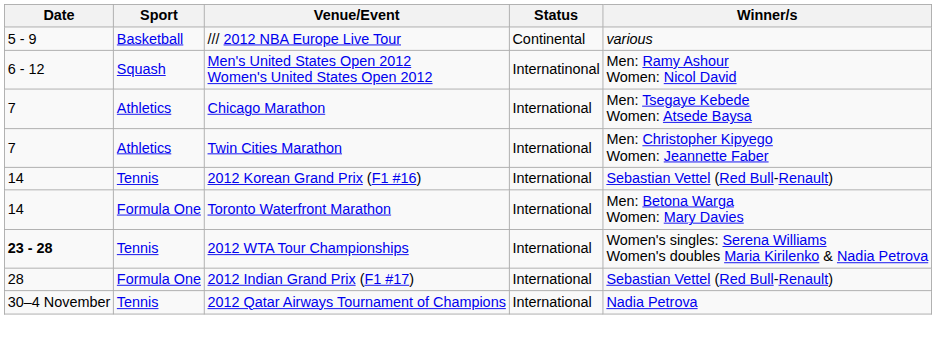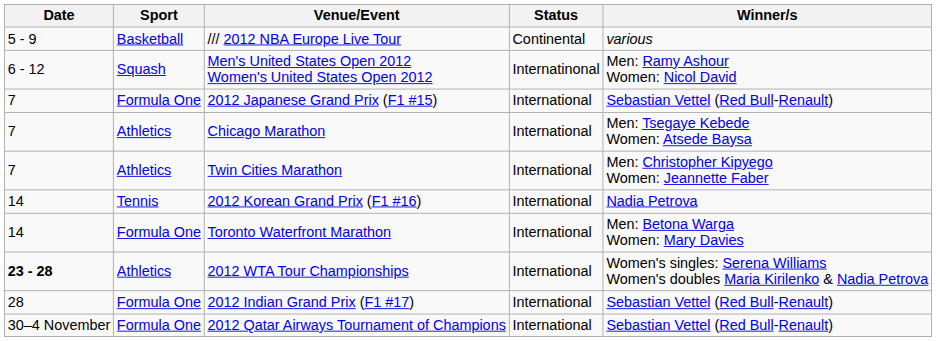+ row: (322, 100)
(720, 178) Sebastian Vettel (Red Bull-Renault) -> (652, 201) Nadia Petrova
(138, 248) Tennis -> (144, 271) Athletics
(138, 302) Tennis -> (159, 325) Formula One
(652, 302) Nadia Petrova -> (720, 325) Sebastian Vettel (Red Bull-Renault)
